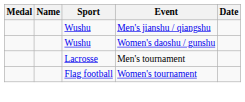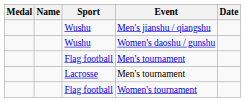+ row: (89, 59)
